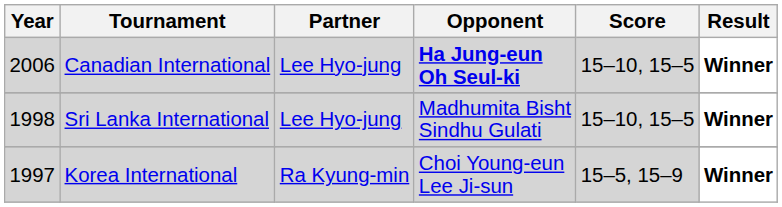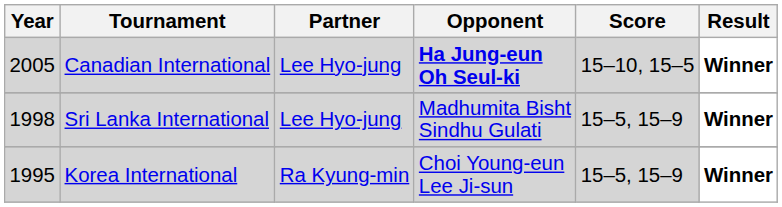(32, 65) 2006 -> (32, 65) 2005
(637, 120) 15–10, 15–5 -> (632, 120) 15–5, 15–9
(32, 175) 1997 -> (32, 175) 1995
